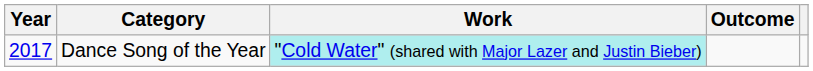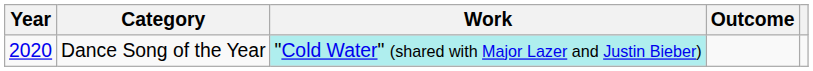(31, 50) 2017 -> (31, 50) 2020
